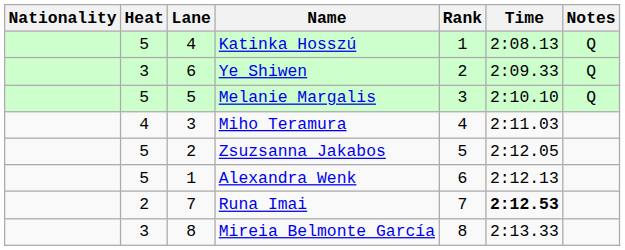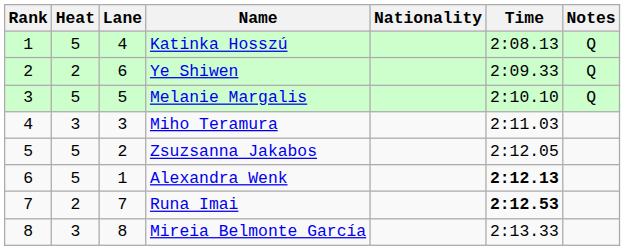columns swapped: (462, 18) <-> (63, 18)
(144, 71) 3 -> (75, 71) 2
(144, 125) 4 -> (75, 125) 3
(524, 178) normal -> (524, 178) bold
